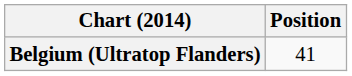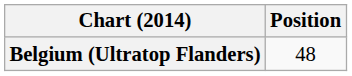(306, 53) 41 -> (306, 53) 48
